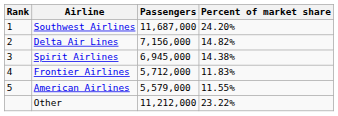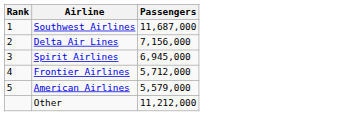- column: (266, 12)
